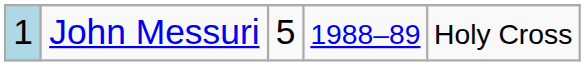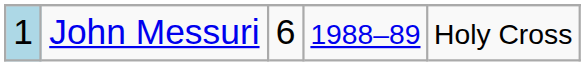(286, 32) 5 -> (286, 32) 6
